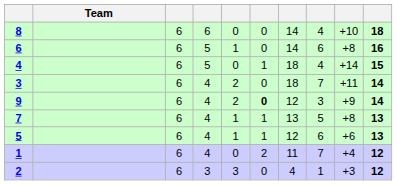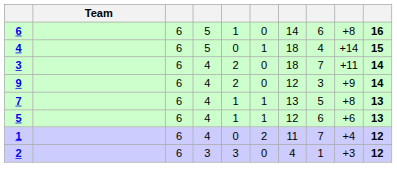- row: (19, 31)
(264, 101) bold -> (264, 84) normal
